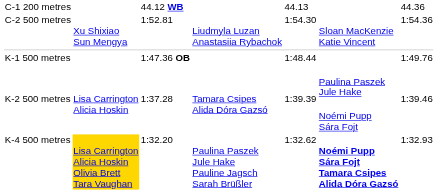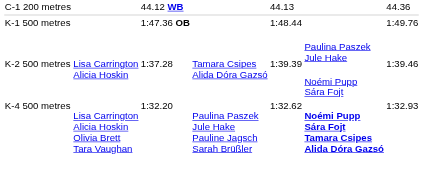- row: (38, 20)
(106, 167) gold background -> (106, 132) no background
